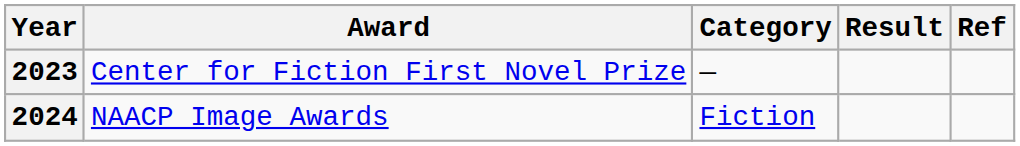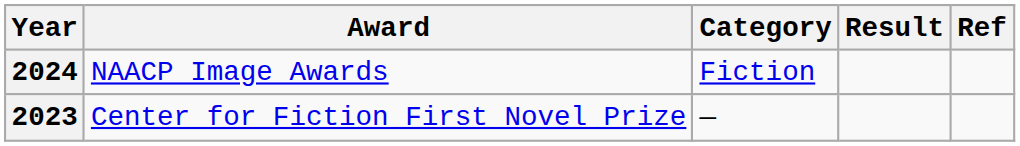rows swapped: (45, 72) <-> (45, 117)
